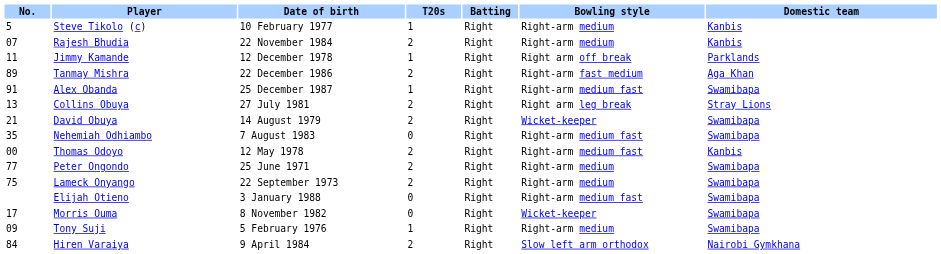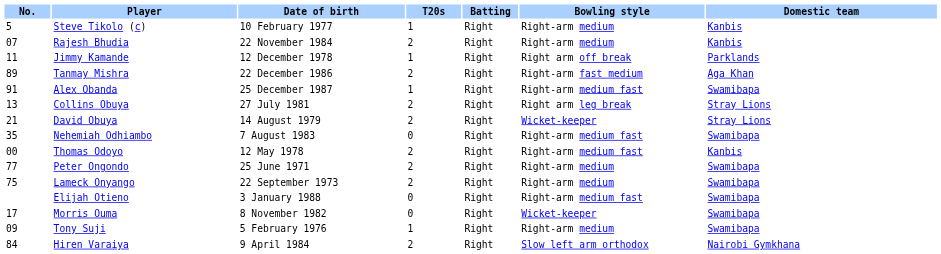(734, 120) Swamibapa -> (739, 120) Stray Lions
